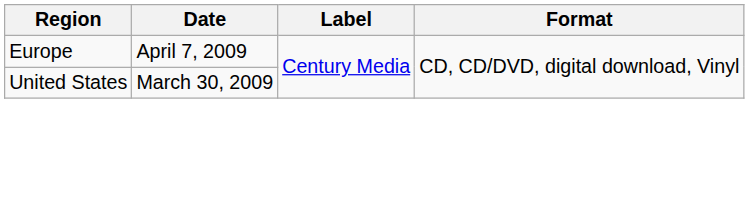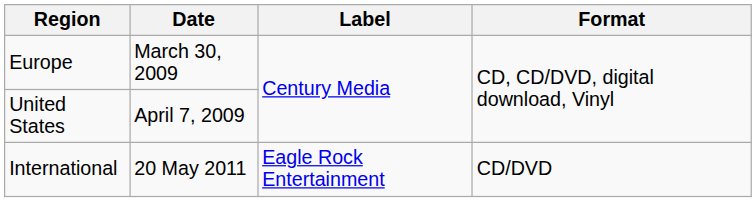(192, 51) April 7, 2009 -> (178, 62) March 30, 2009
(205, 82) March 30, 2009 -> (189, 115) April 7, 2009
+ row: (63, 169)
